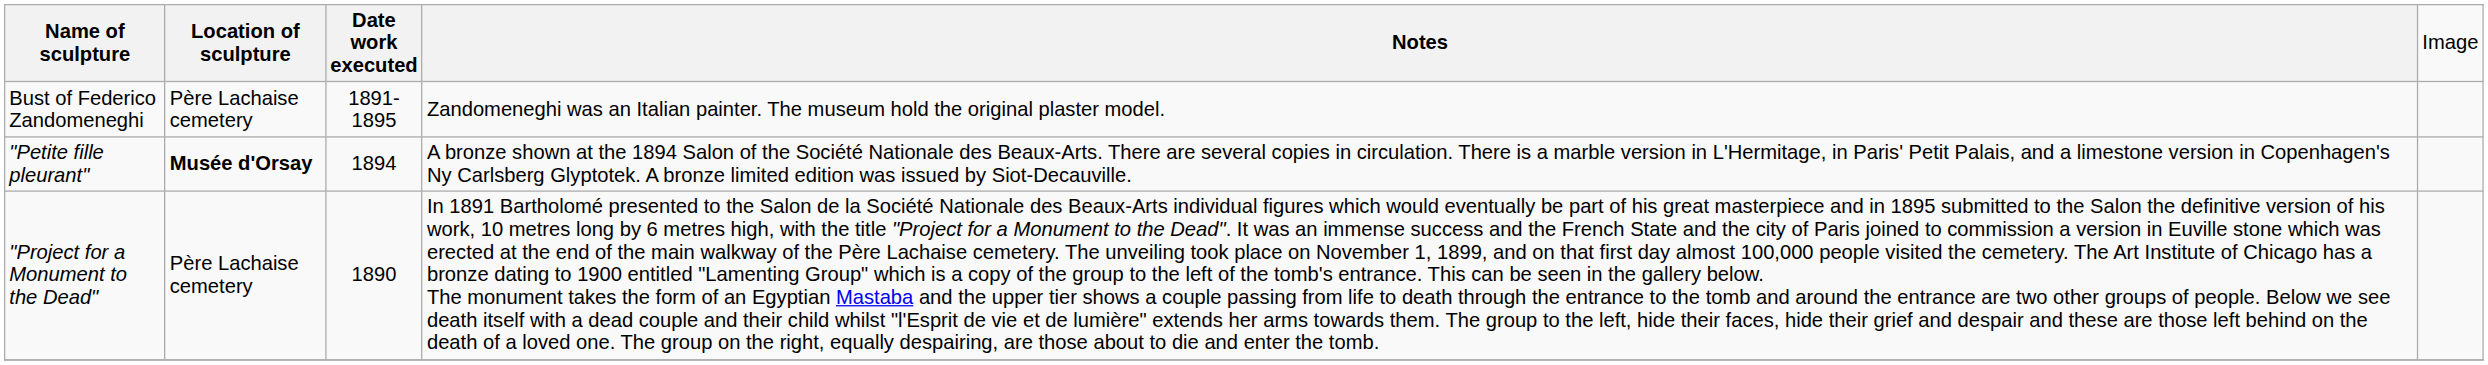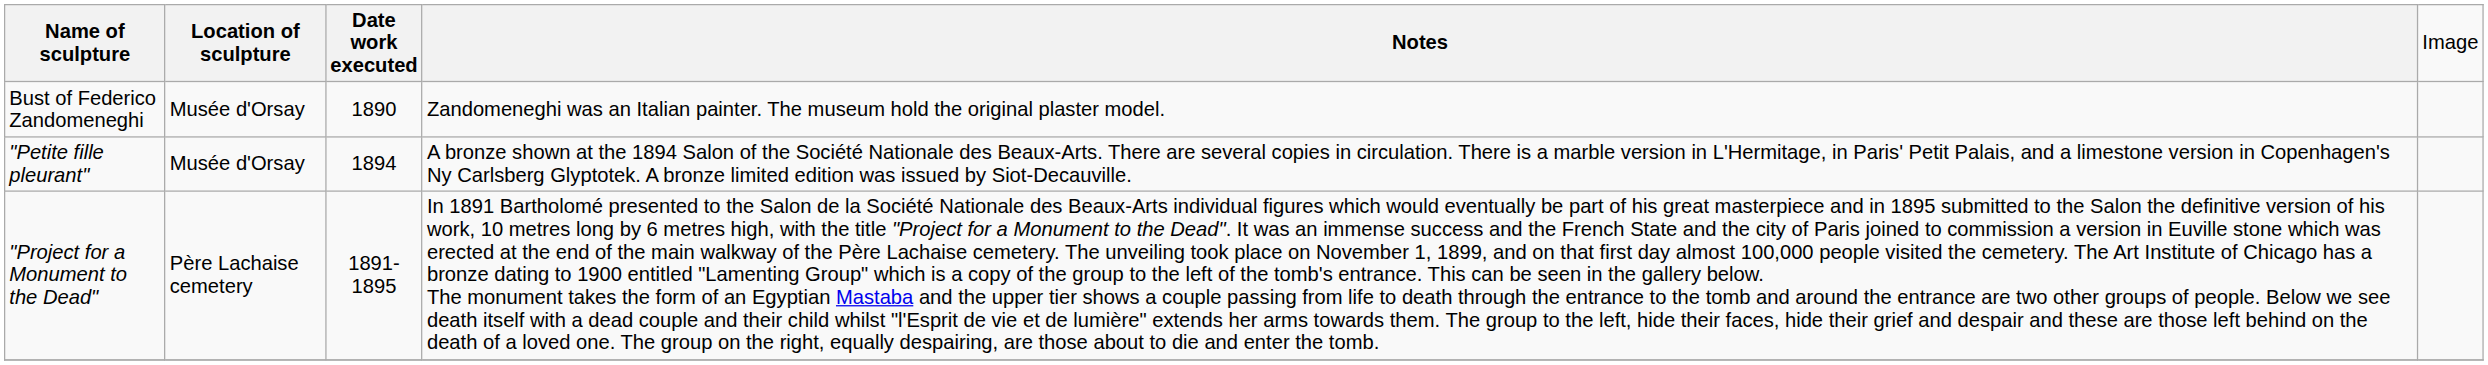(234, 109) Père Lachaise cemetery -> (237, 109) Musée d'Orsay
(374, 109) 1891-1895 -> (374, 109) 1890
(241, 163) bold -> (237, 163) normal
(374, 275) 1890 -> (374, 275) 1891-1895
